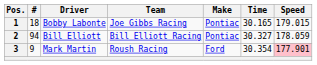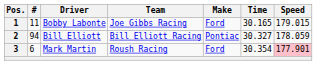(34, 24) 18 -> (34, 24) 11
(222, 24) Pontiac -> (215, 24) Ford
(32, 50) 9 -> (32, 50) 6
